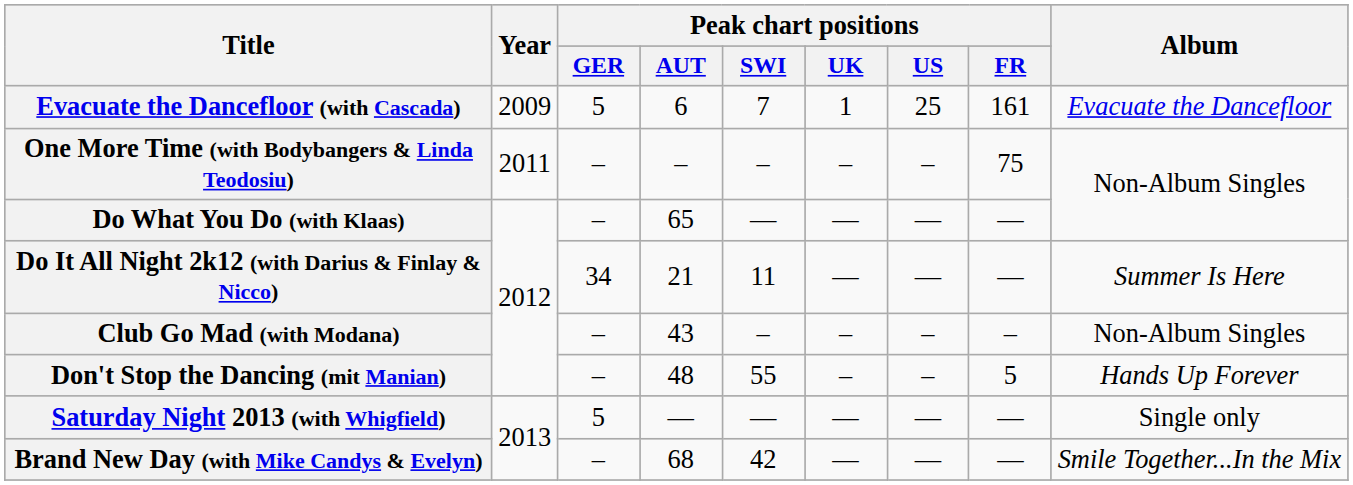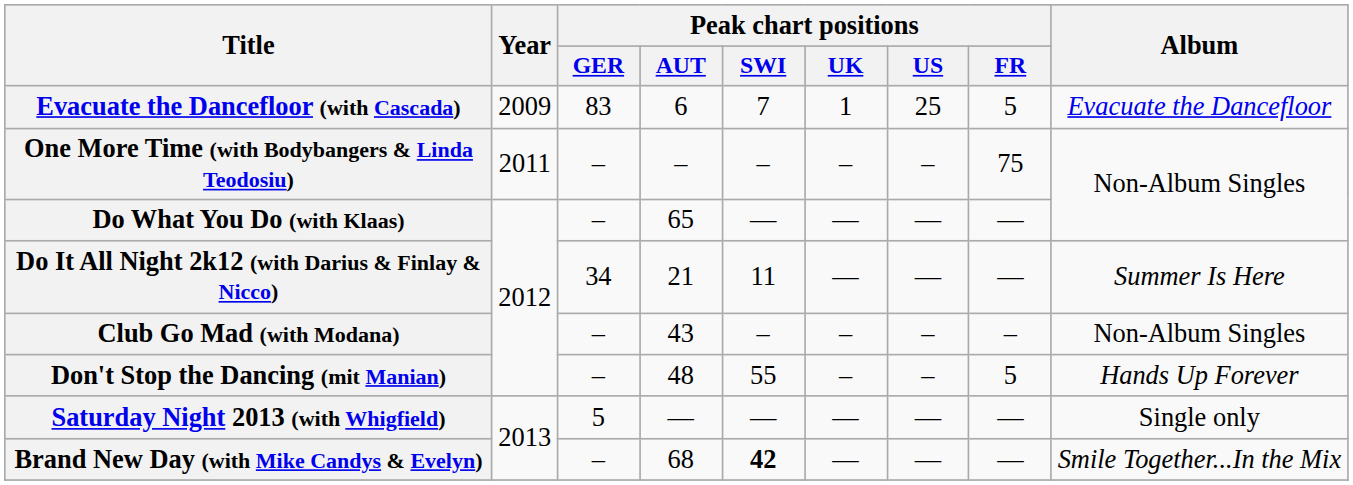(598, 106) 5 -> (598, 106) 83
(1010, 106) 161 -> (1010, 106) 5
(763, 458) normal -> (763, 458) bold
